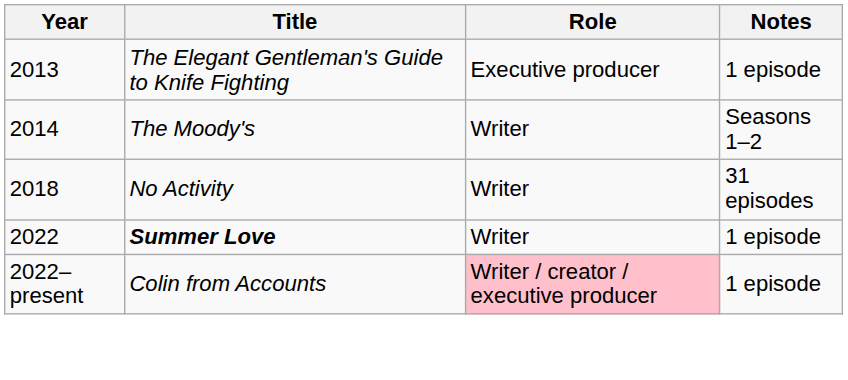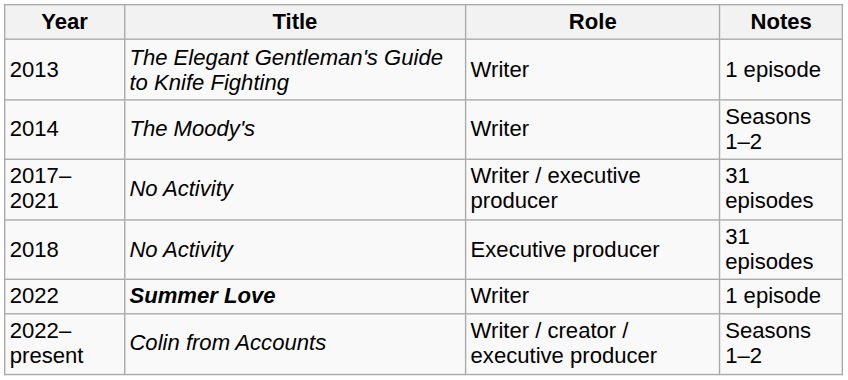(565, 69) Executive producer -> (500, 69) Writer
+ row: (40, 189)
(500, 189) Writer -> (565, 249) Executive producer
(564, 284) pink background -> (564, 343) no background
(773, 284) 1 episode -> (768, 343) Seasons 1–2
